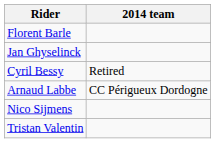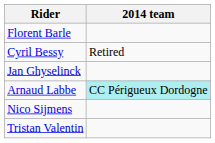rows swapped: (35, 71) <-> (44, 52)
(148, 90) no background -> (148, 90) paleturquoise background
